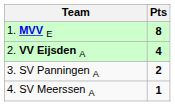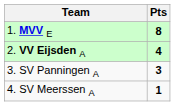(159, 71) 2 -> (159, 71) 3
